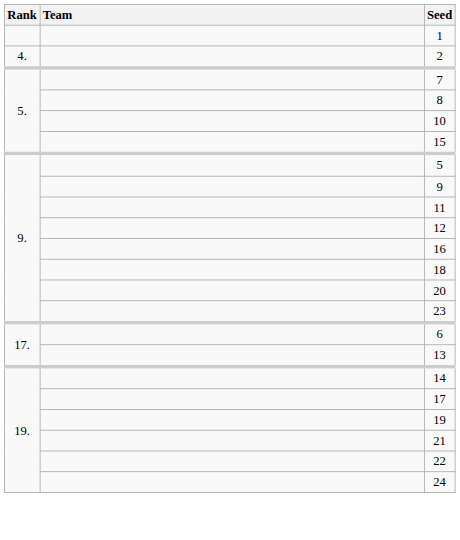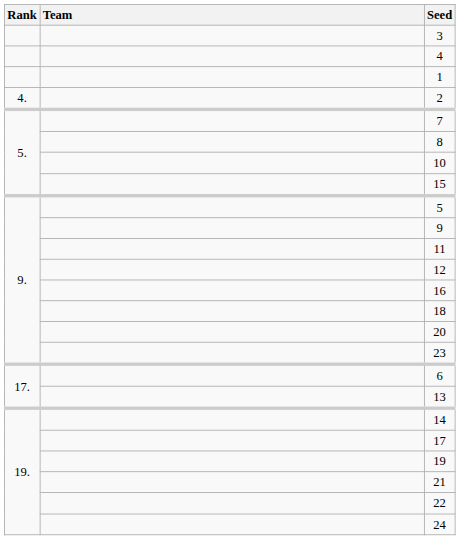+ row: (440, 35)
+ row: (440, 56)
